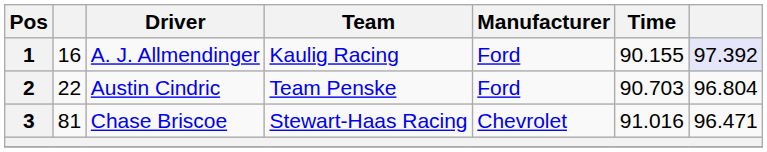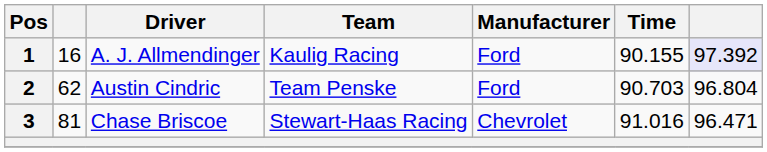(69, 88) 22 -> (69, 88) 62
